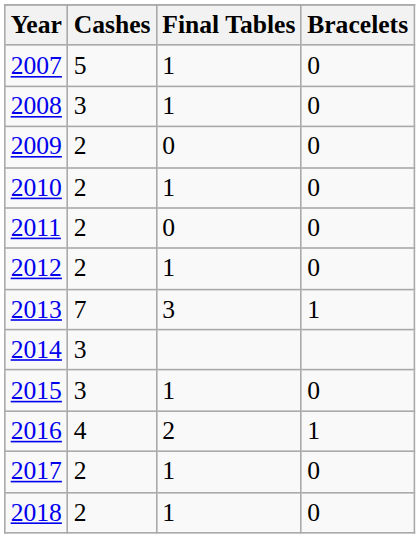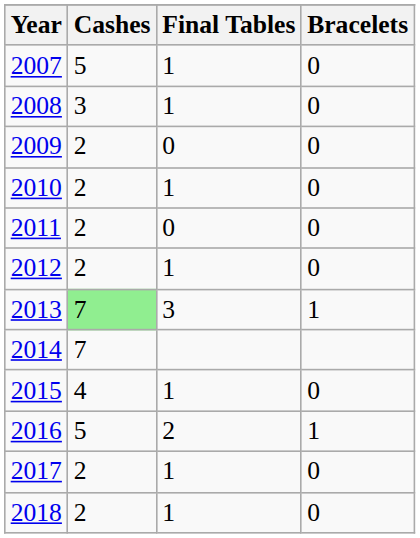(80, 308) no background -> (80, 308) lightgreen background
(80, 349) 3 -> (80, 349) 7
(80, 390) 3 -> (80, 390) 4
(80, 430) 4 -> (80, 430) 5
